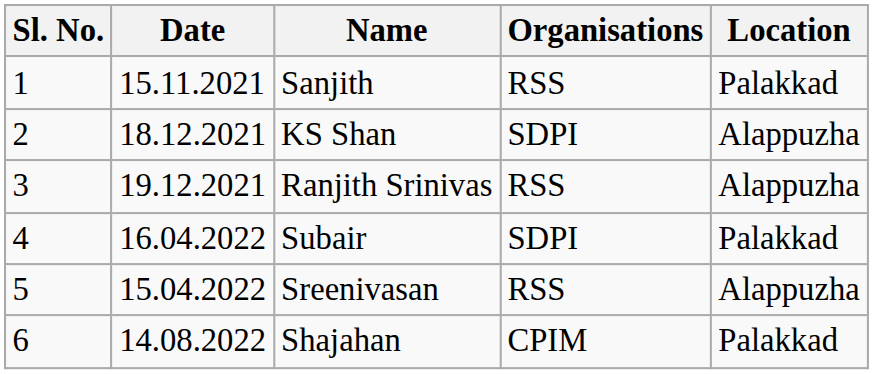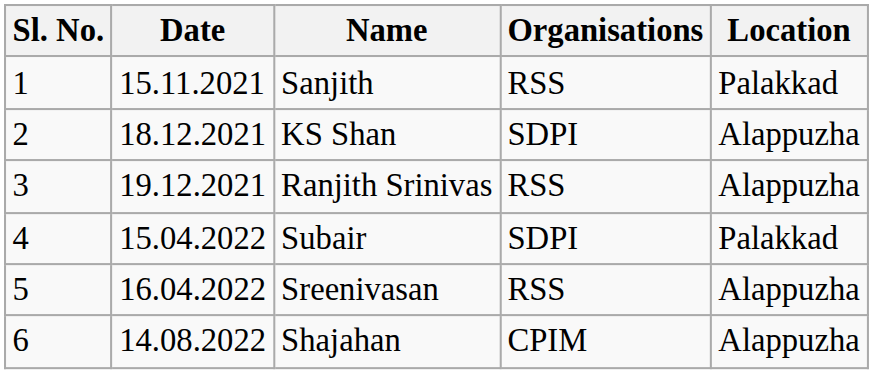(193, 237) 16.04.2022 -> (193, 237) 15.04.2022
(193, 289) 15.04.2022 -> (193, 289) 16.04.2022
(778, 340) Palakkad -> (789, 340) Alappuzha
